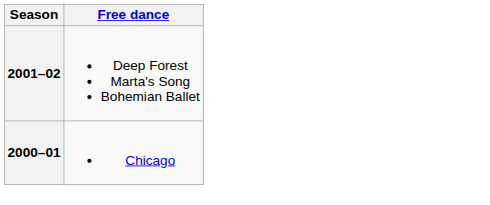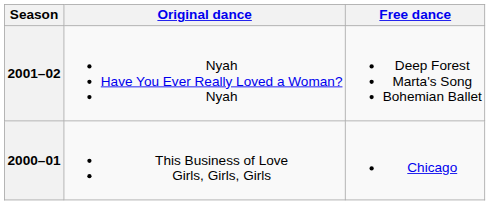+ column: (205, 15)
